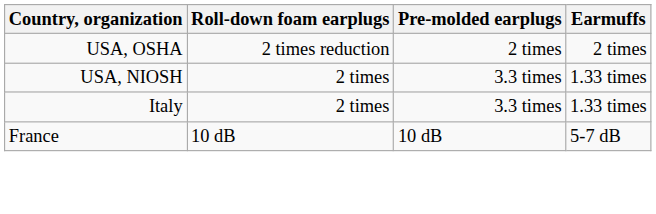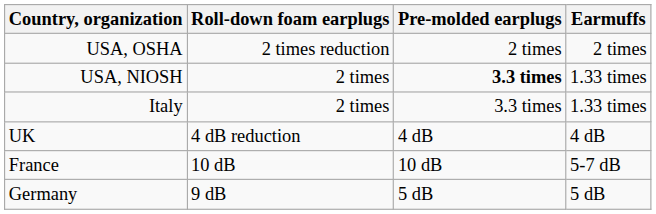(528, 77) normal -> (527, 77) bold
+ row: (22, 135)
+ row: (43, 194)
